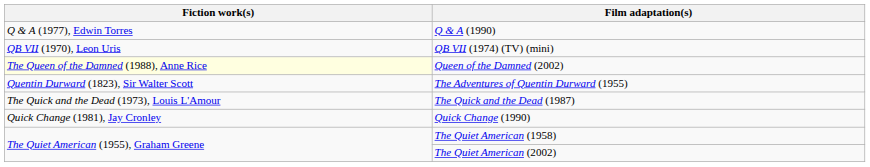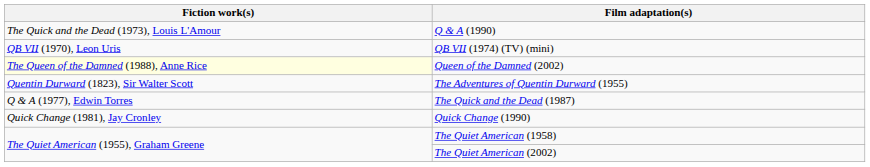(70, 30) Q & A (1977), Edwin Torres -> (114, 30) The Quick and the Dead (1973), Louis L'Amour
(114, 100) The Quick and the Dead (1973), Louis L'Amour -> (70, 100) Q & A (1977), Edwin Torres
